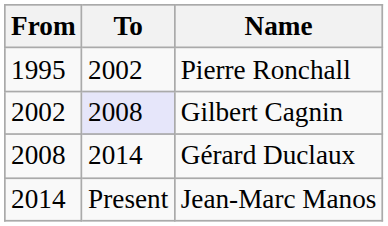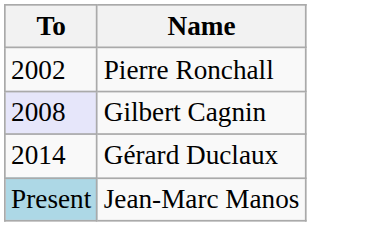- column: (43, 26)
(128, 198) no background -> (51, 198) lightblue background
